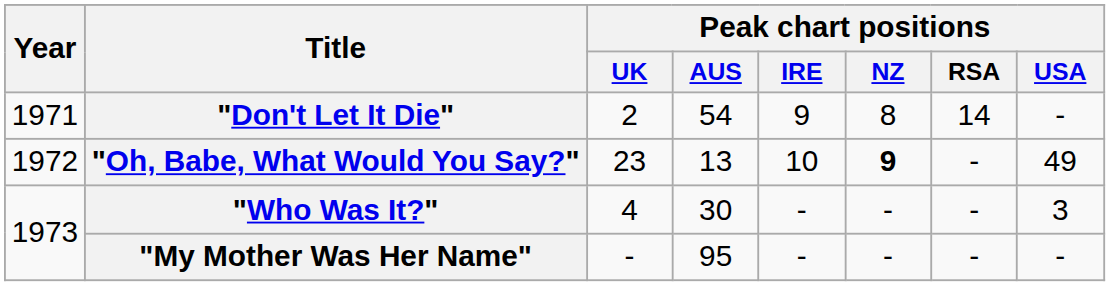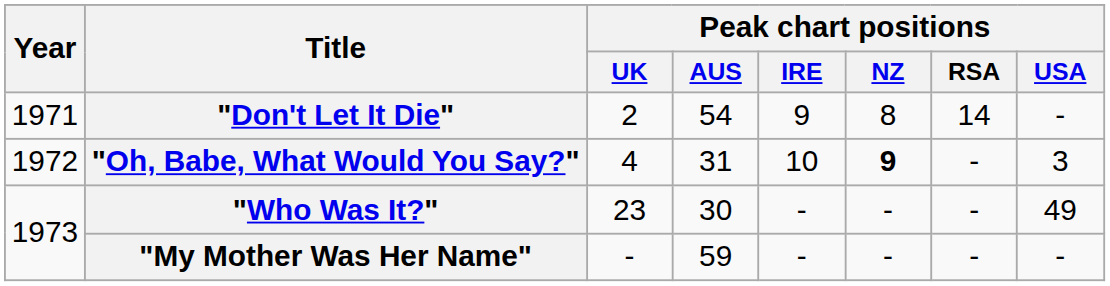(630, 162) 23 -> (630, 162) 4
(716, 162) 13 -> (716, 162) 31
(1060, 162) 49 -> (1060, 162) 3
(630, 209) 4 -> (630, 209) 23
(1060, 209) 3 -> (1060, 209) 49
(716, 256) 95 -> (716, 256) 59
